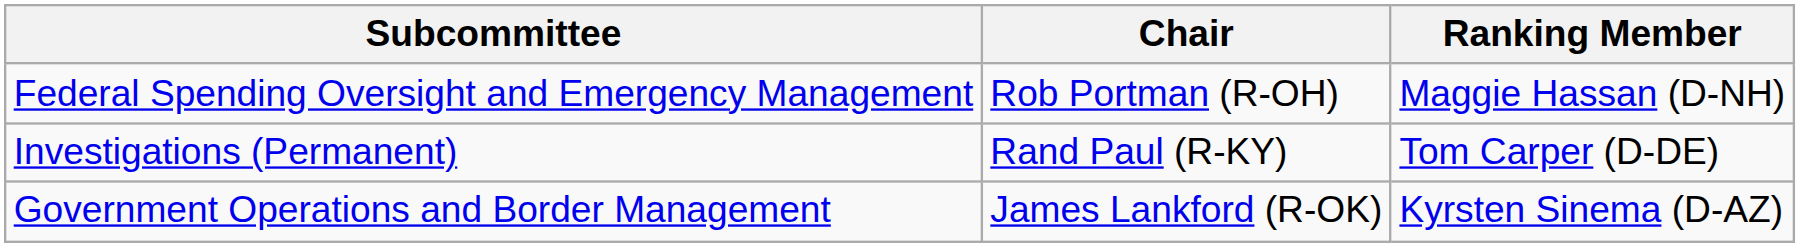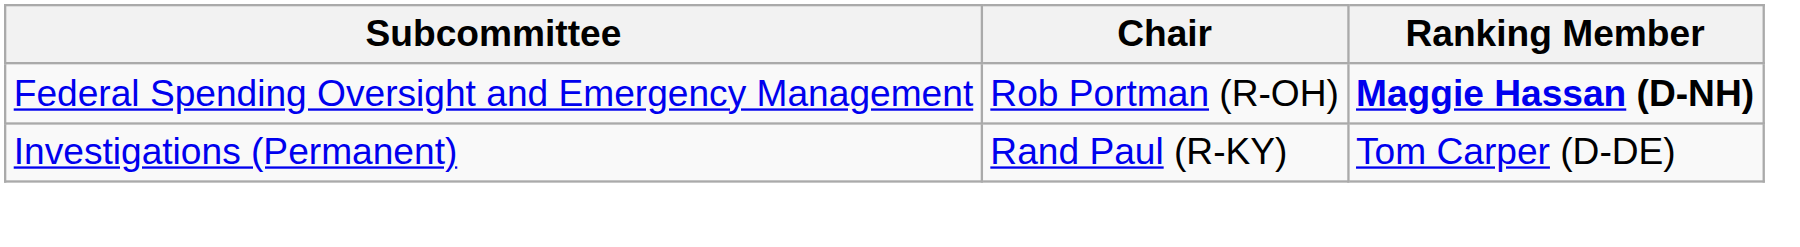(1592, 92) normal -> (1555, 92) bold
- row: (422, 210)
